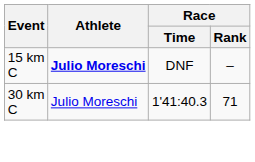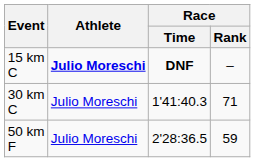(180, 66) normal -> (180, 66) bold
+ row: (26, 139)
